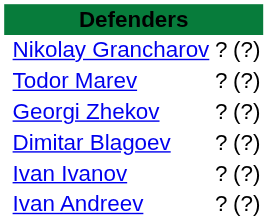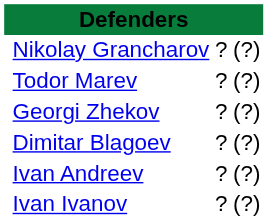rows swapped: (78, 204) <-> (70, 173)
